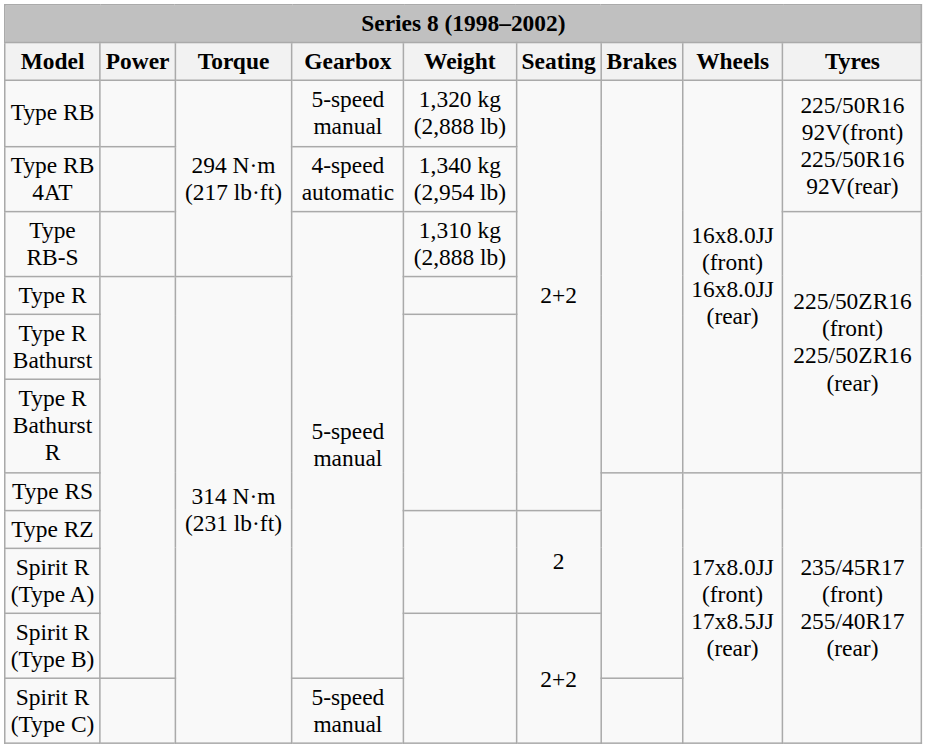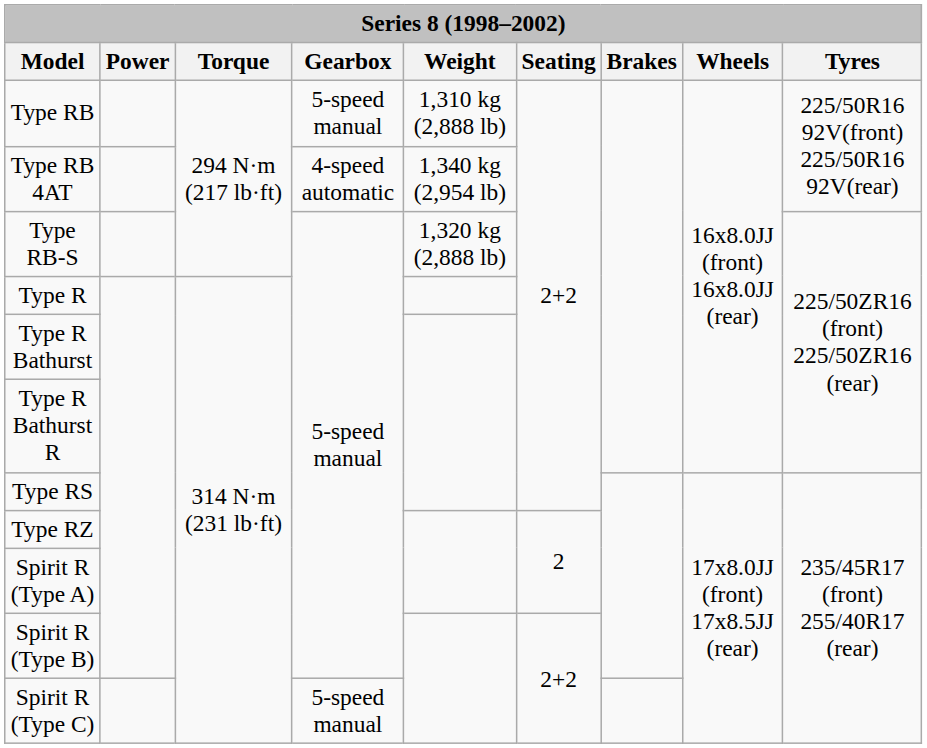(460, 112) 1,320 kg (2,888 lb) -> (460, 112) 1,310 kg (2,888 lb)
(460, 243) 1,310 kg (2,888 lb) -> (460, 243) 1,320 kg (2,888 lb)
